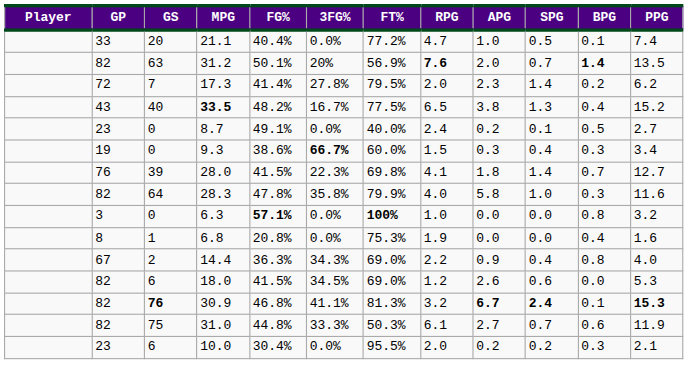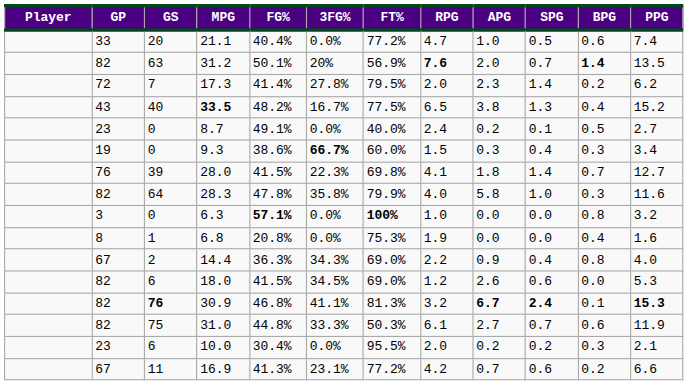(593, 41) 0.1 -> (593, 41) 0.6
+ row: (216, 369)
